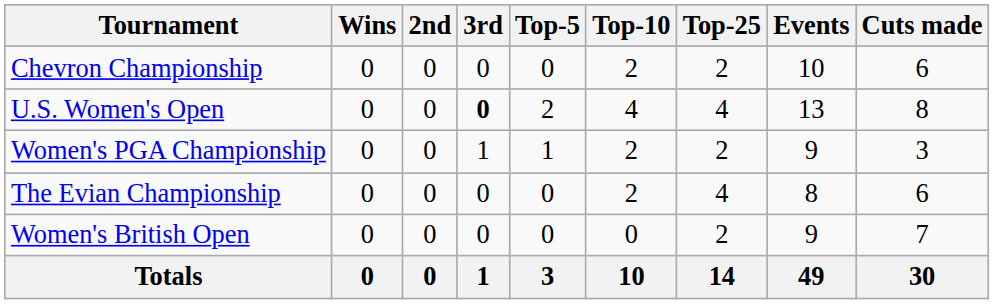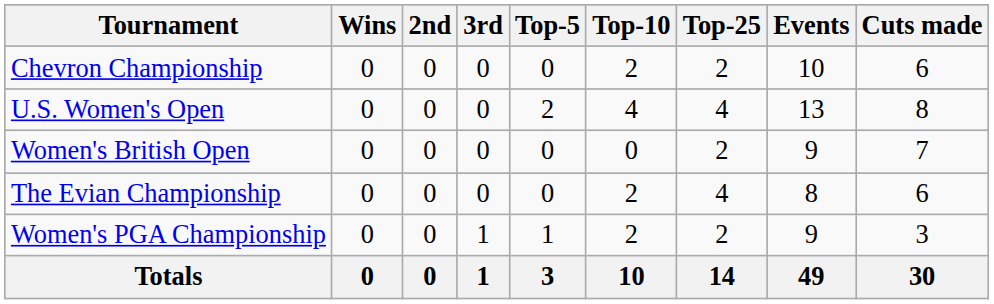(483, 109) bold -> (483, 109) normal
rows swapped: (168, 151) <-> (130, 234)
